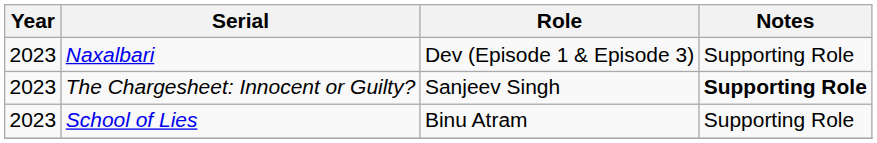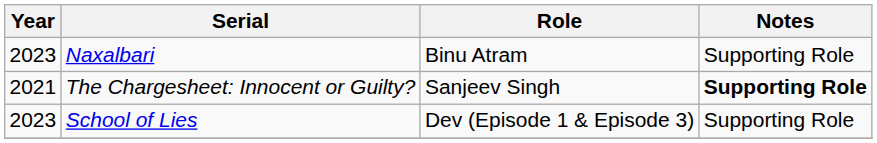(560, 54) Dev (Episode 1 & Episode 3) -> (476, 54) Binu Atram
(33, 87) 2023 -> (33, 87) 2021
(476, 120) Binu Atram -> (560, 120) Dev (Episode 1 & Episode 3)
